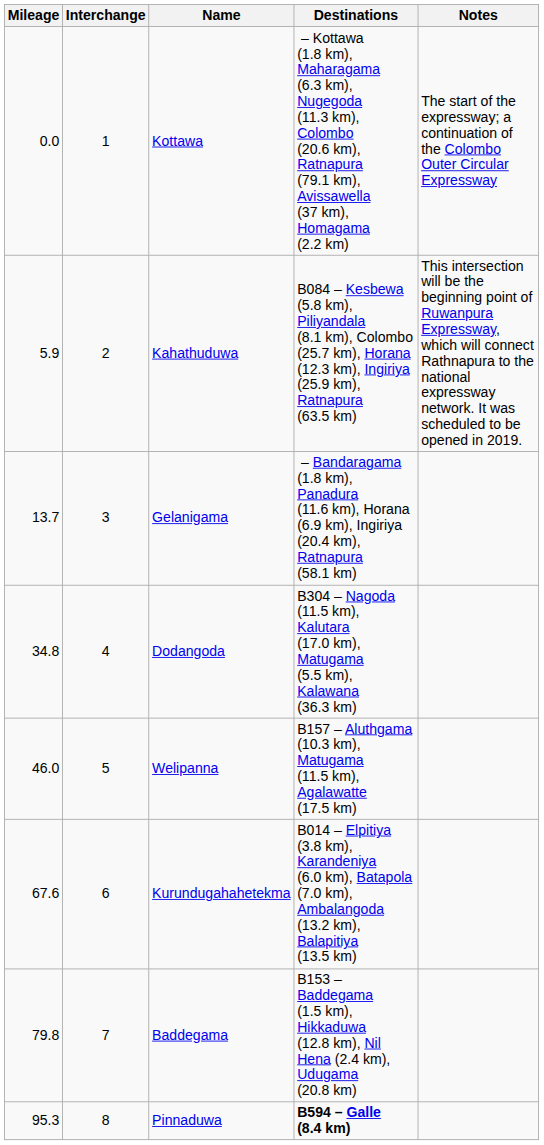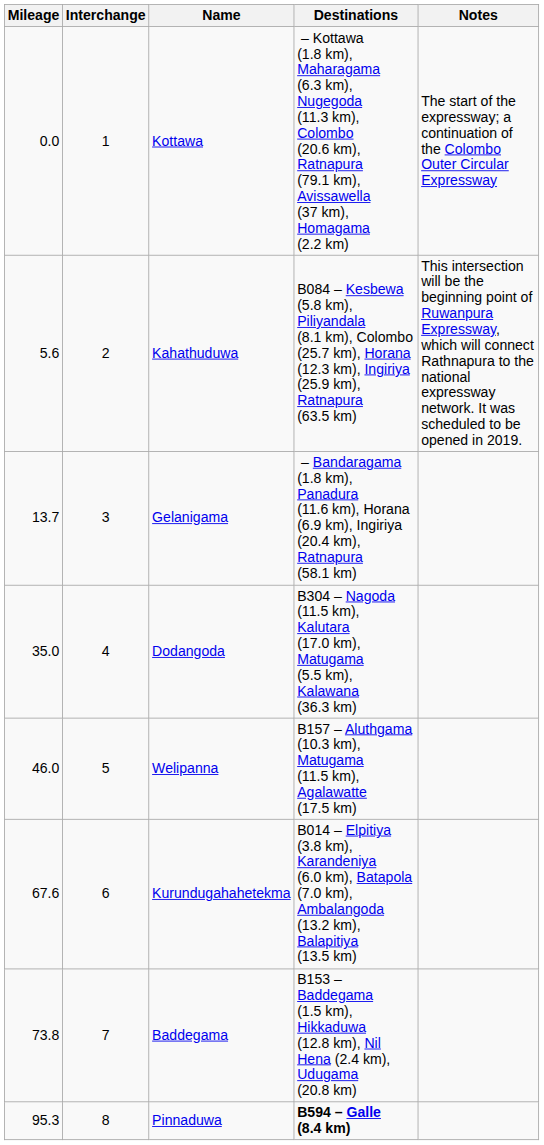(50, 353) 5.9 -> (50, 353) 5.6
(46, 651) 34.8 -> (46, 651) 35.0
(46, 1035) 79.8 -> (46, 1035) 73.8
